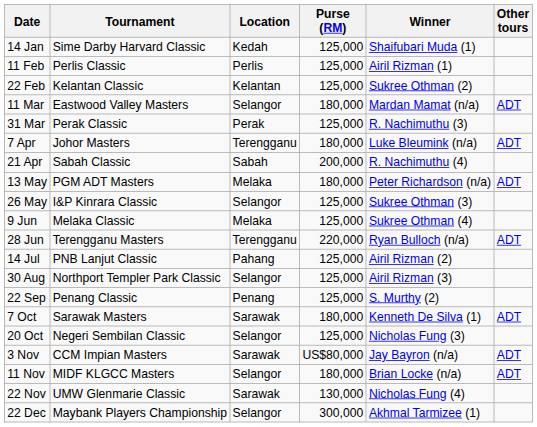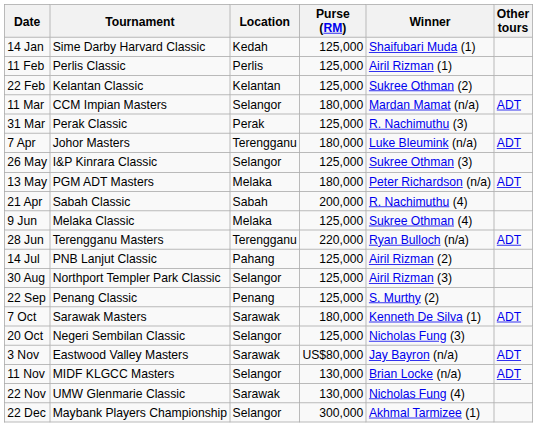(120, 105) Eastwood Valley Masters -> (110, 105) CCM Impian Masters
rows swapped: (25, 163) <-> (27, 201)
(110, 355) CCM Impian Masters -> (120, 355) Eastwood Valley Masters
(341, 374) 180,000 -> (341, 374) 130,000
